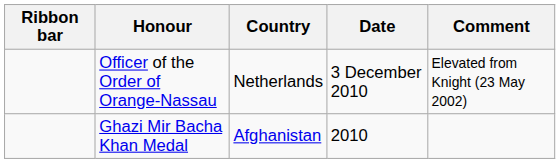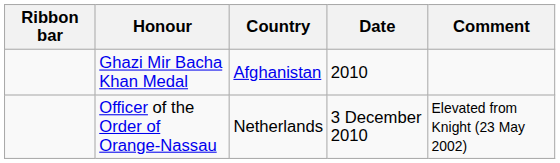rows swapped: (161, 135) <-> (158, 81)
